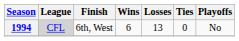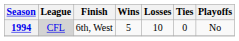(128, 28) 6 -> (128, 28) 5
(158, 28) 13 -> (158, 28) 10
